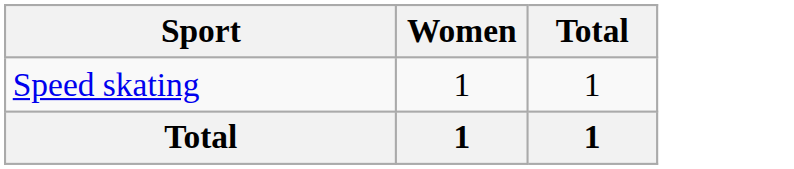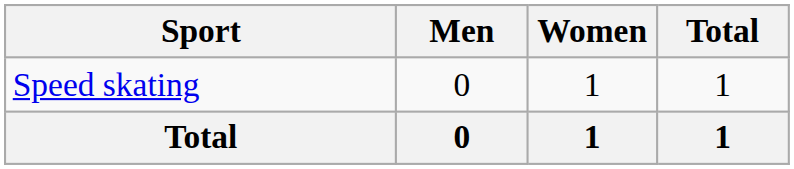+ column: (462, 31)
